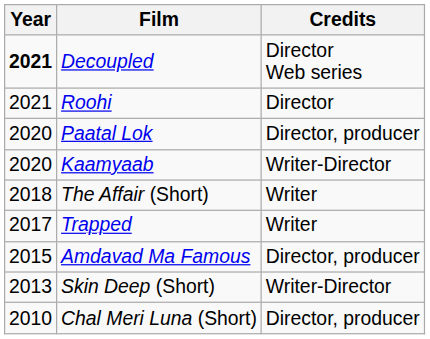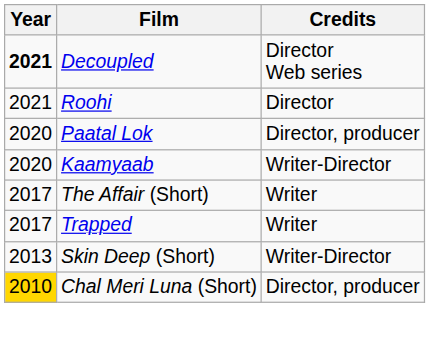(31, 195) 2018 -> (31, 195) 2017
- row: (156, 256)
(31, 317) no background -> (31, 287) gold background
